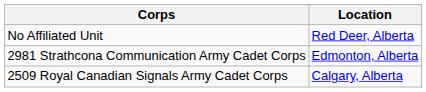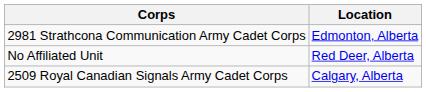rows swapped: (157, 55) <-> (55, 35)
